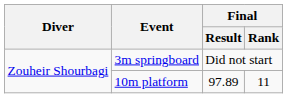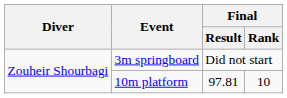(223, 82) 97.89 -> (223, 82) 97.81
(264, 82) 11 -> (264, 82) 10
